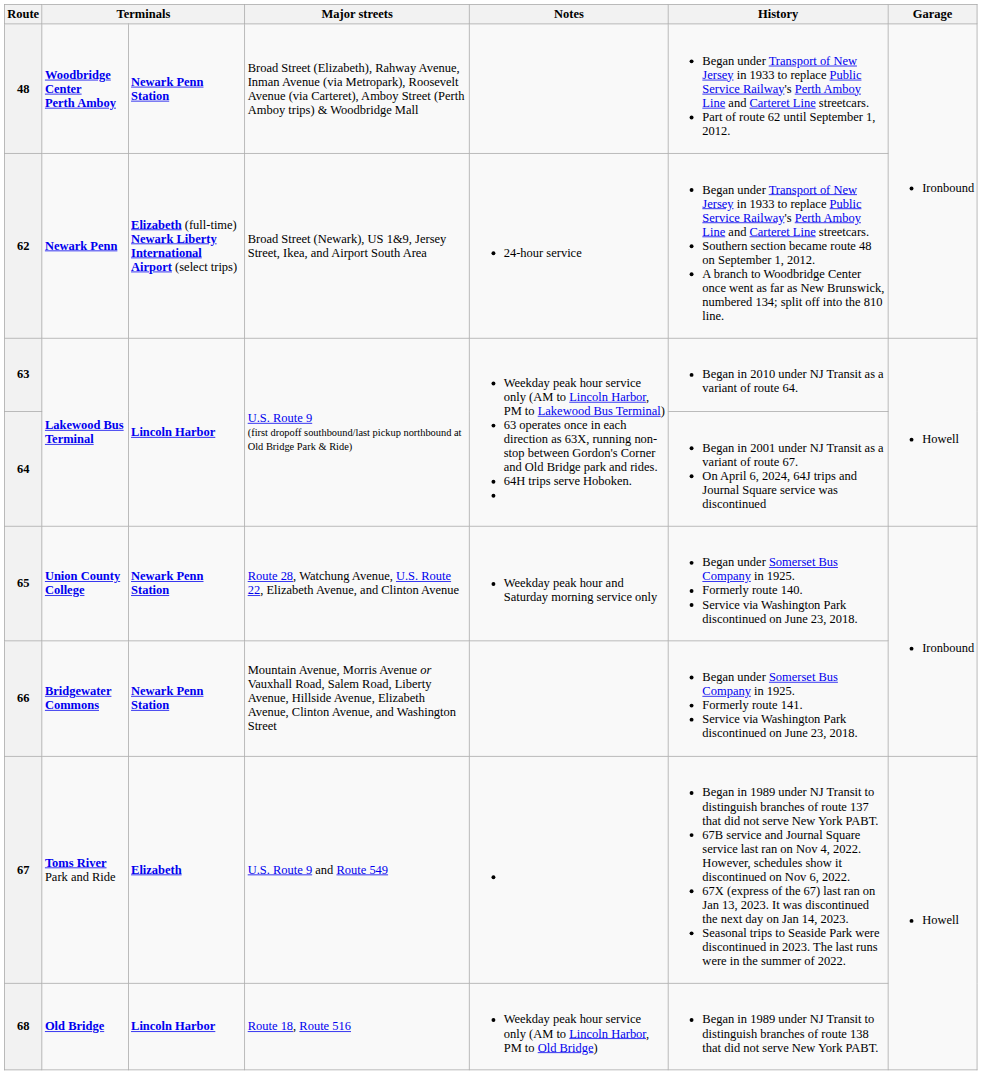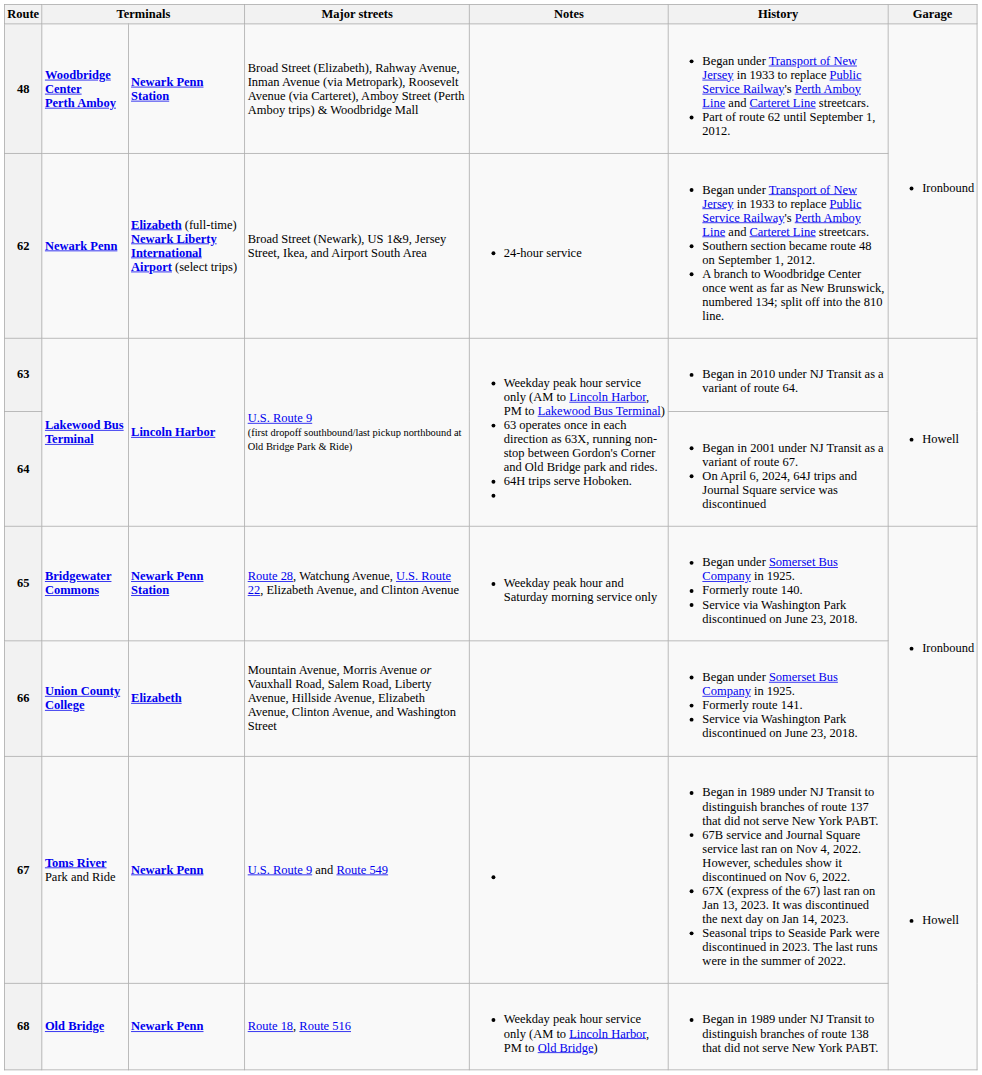(83, 583) Union County College -> (78, 583) Bridgewater Commons
(78, 698) Bridgewater Commons -> (83, 698) Union County College
(167, 698) Newark Penn Station -> (156, 698) Elizabeth
(156, 869) Elizabeth -> (167, 869) Newark Penn
(173, 1026) Lincoln Harbor -> (167, 1026) Newark Penn
